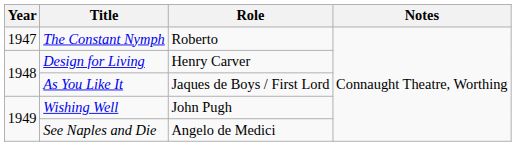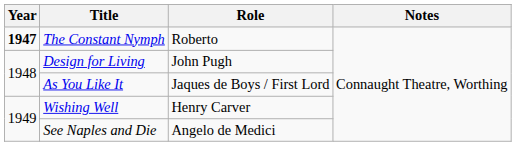(22, 38) normal -> (22, 38) bold
(211, 61) Henry Carver -> (202, 61) John Pugh
(202, 107) John Pugh -> (211, 107) Henry Carver
